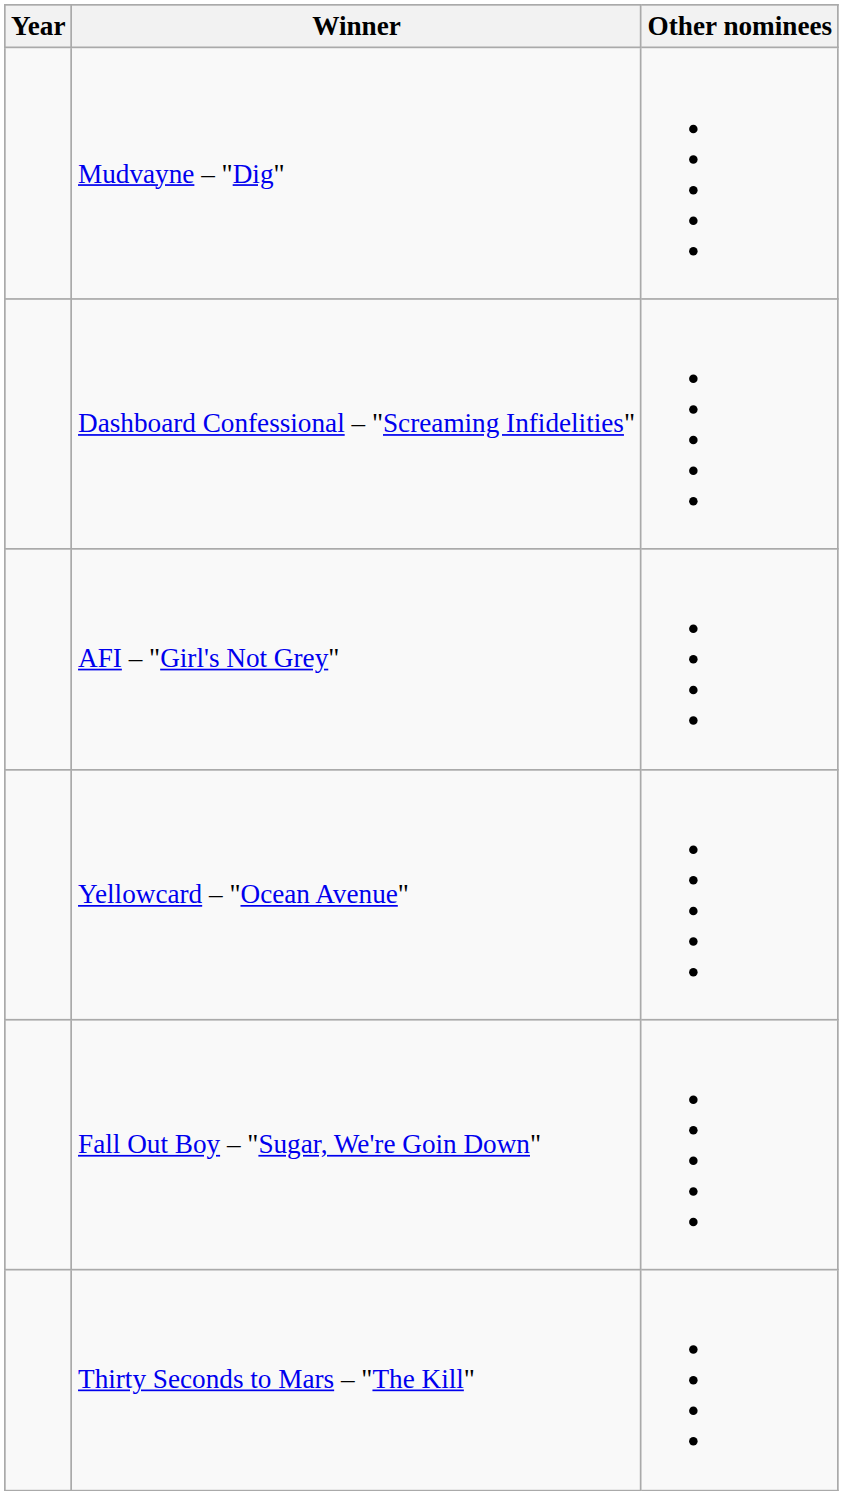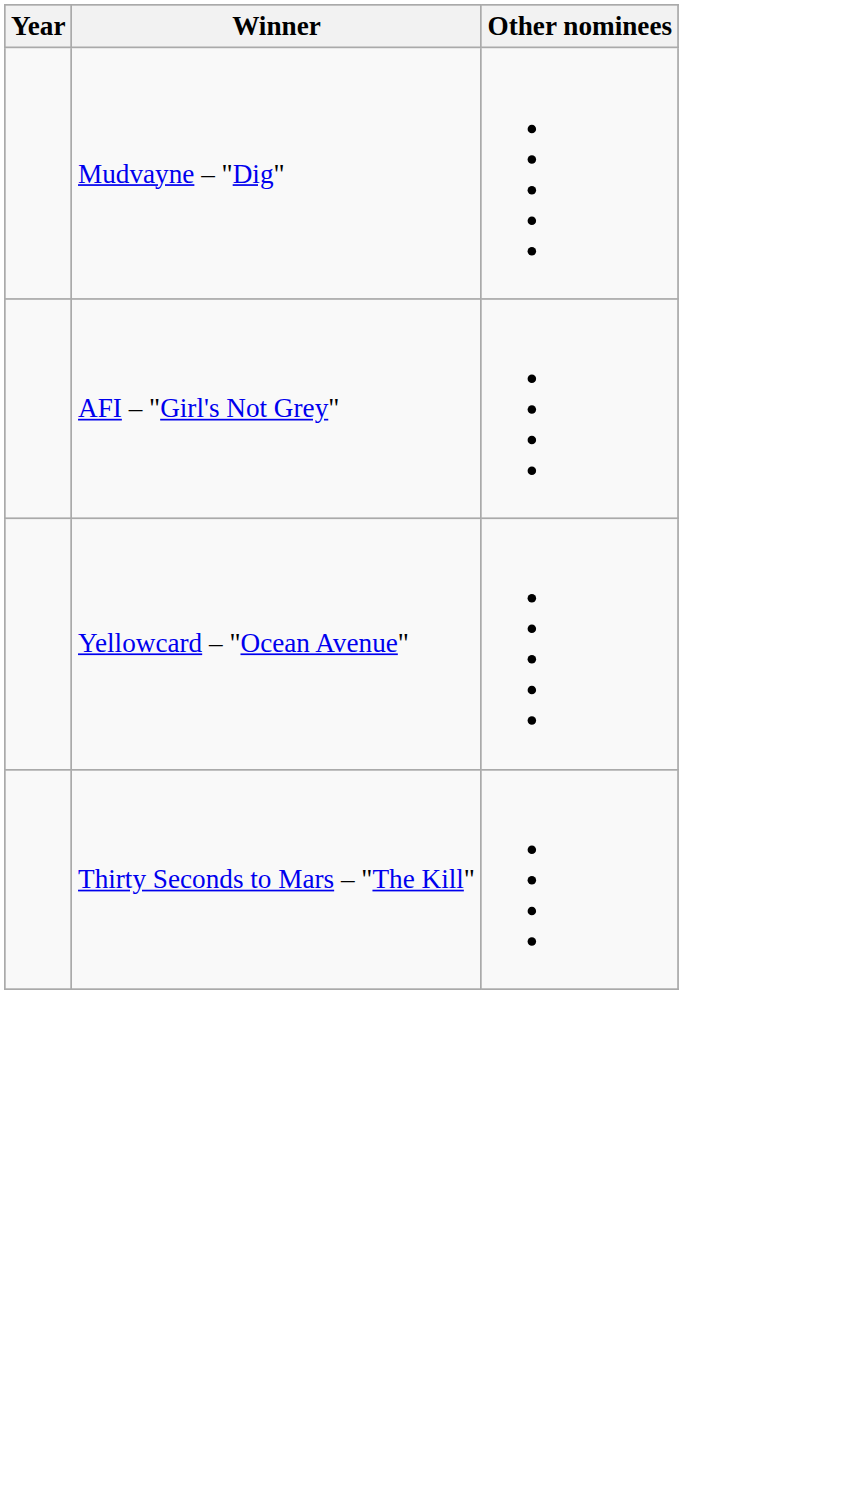- row: (357, 423)
- row: (310, 1144)
